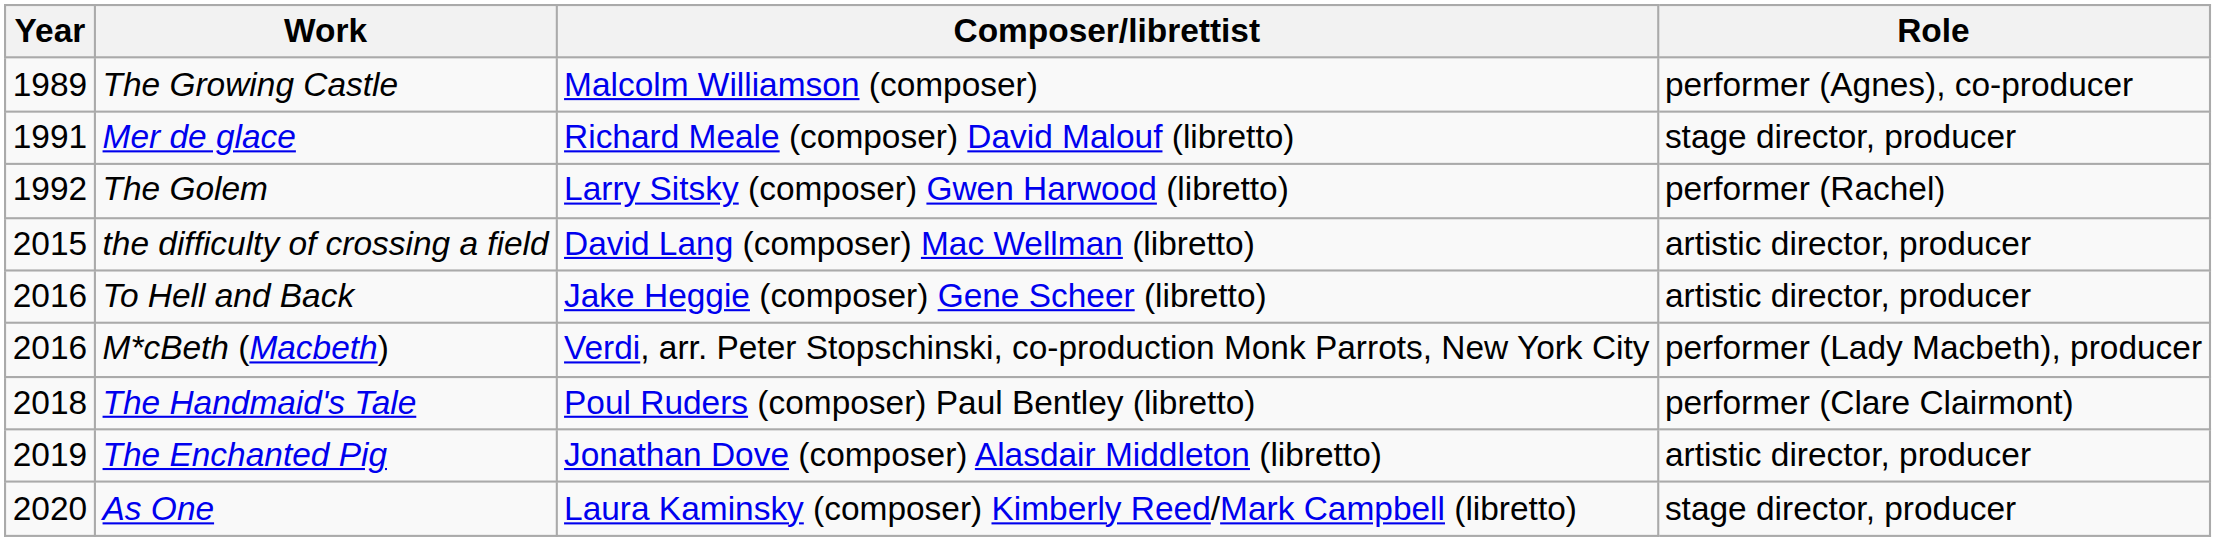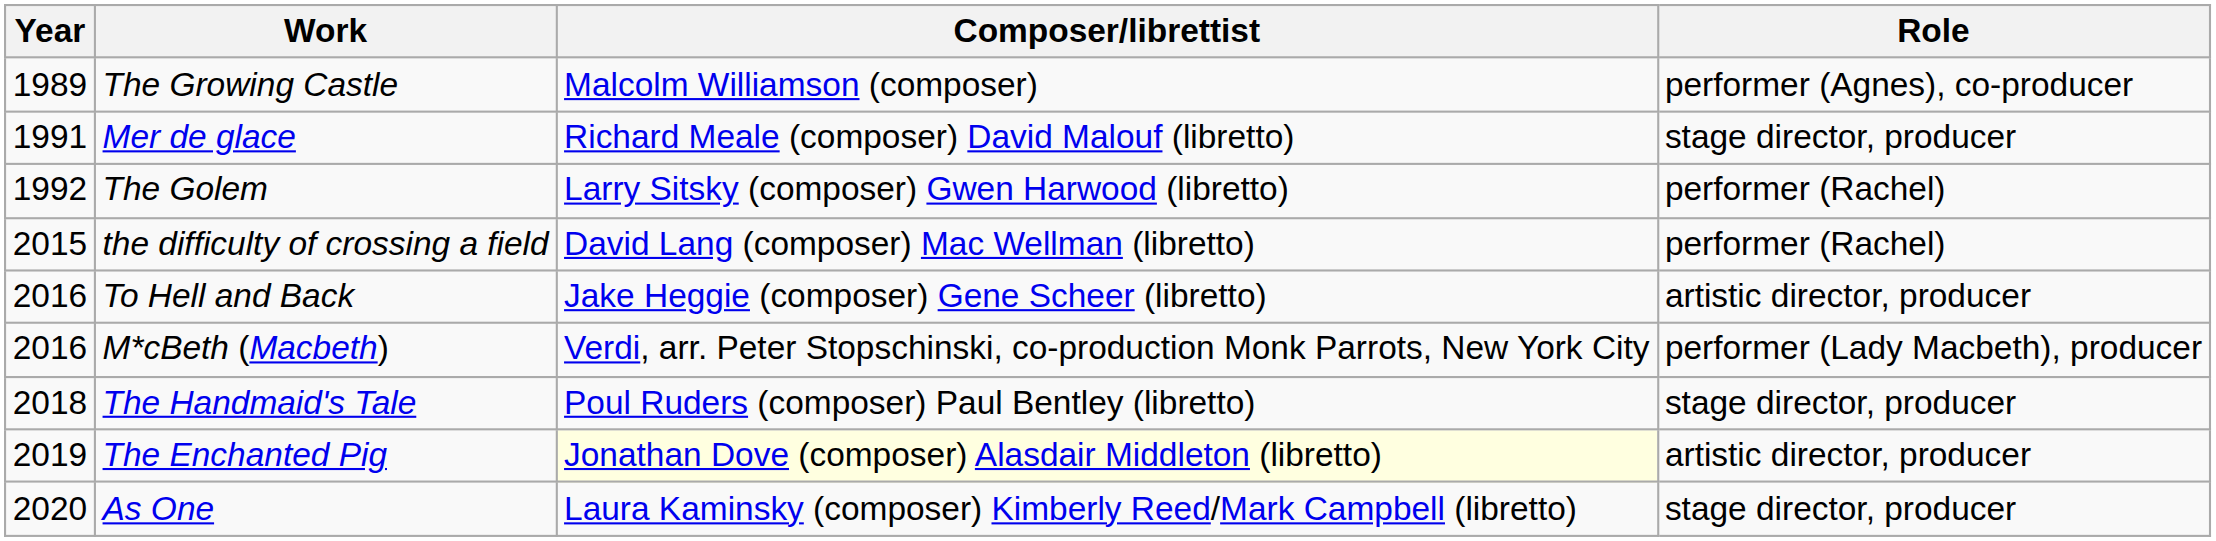(1848, 243) artistic director, producer -> (1805, 243) performer (Rachel)
(1869, 402) performer (Clare Clairmont) -> (1841, 402) stage director, producer
(973, 455) no background -> (973, 455) lightyellow background
